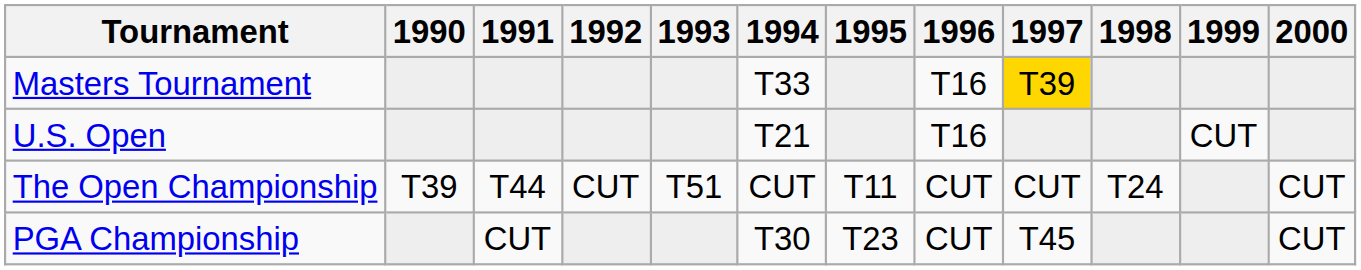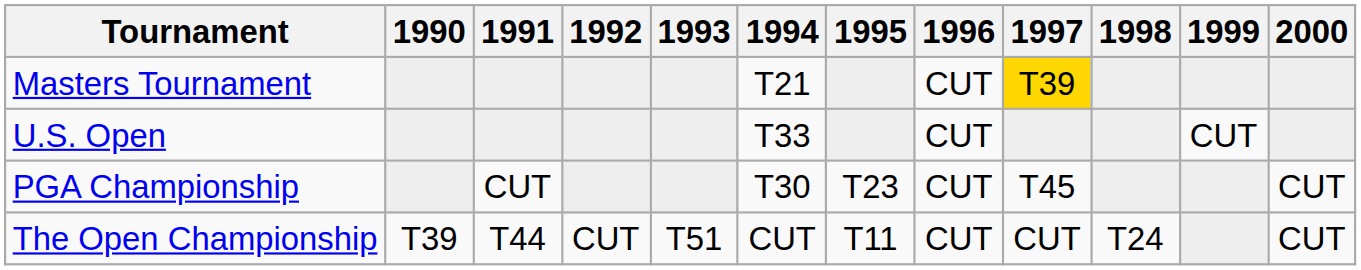(782, 83) T33 -> (782, 83) T21
(959, 83) T16 -> (959, 83) CUT
(782, 135) T21 -> (782, 135) T33
(959, 135) T16 -> (959, 135) CUT
rows swapped: (195, 187) <-> (156, 239)
